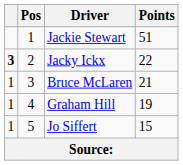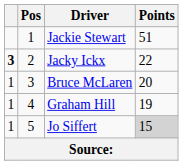(145, 82) 21 -> (145, 82) 20
(145, 127) no background -> (145, 127) lightgrey background
